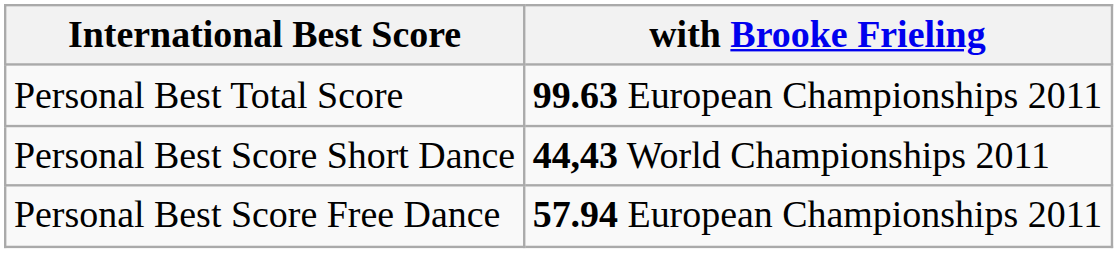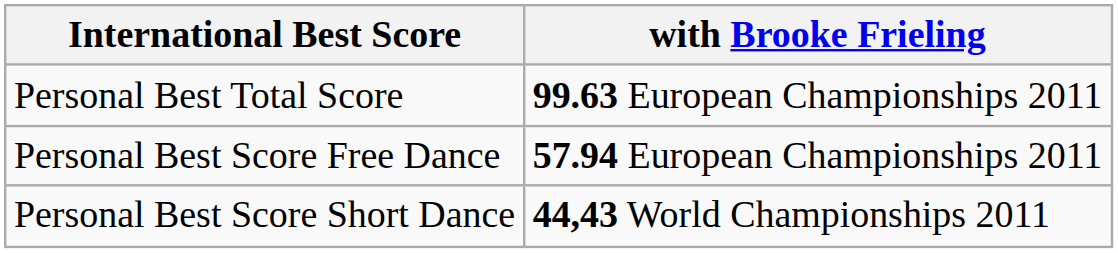rows swapped: (265, 154) <-> (257, 214)
